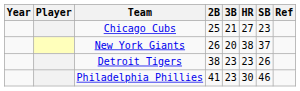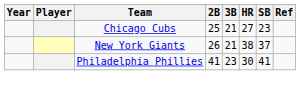(231, 45) 20 -> (231, 45) 21
- row: (140, 61)
(264, 78) 46 -> (264, 61) 41
